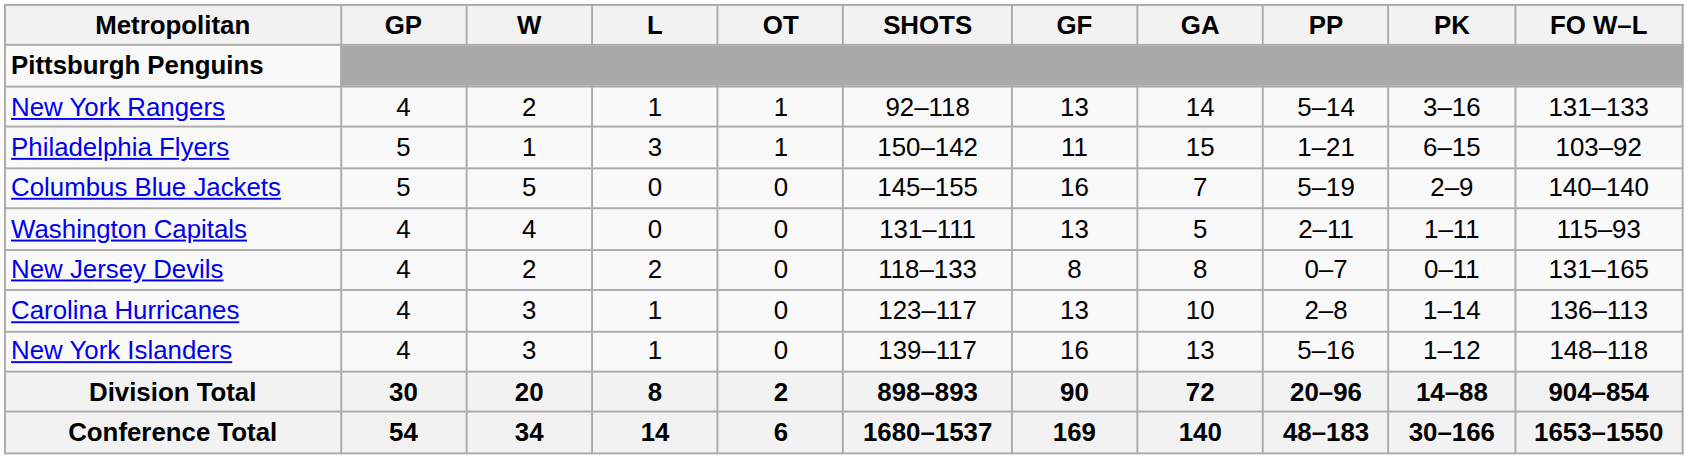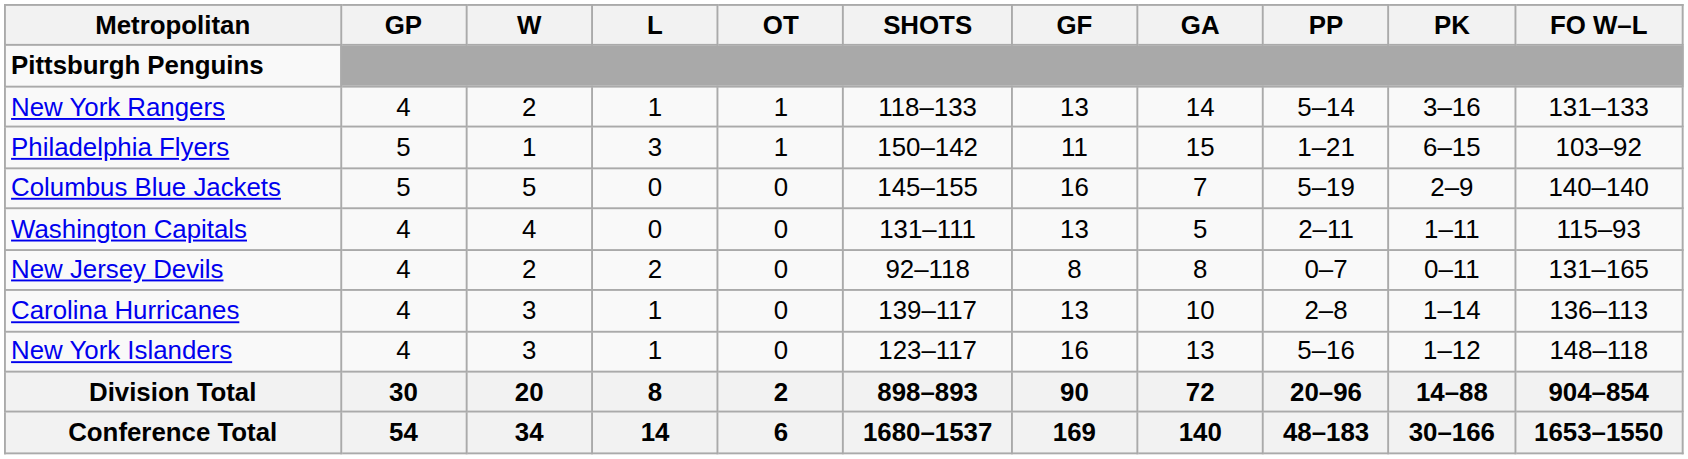(928, 106) 92–118 -> (928, 106) 118–133
(928, 269) 118–133 -> (928, 269) 92–118
(928, 310) 123–117 -> (928, 310) 139–117
(928, 351) 139–117 -> (928, 351) 123–117
